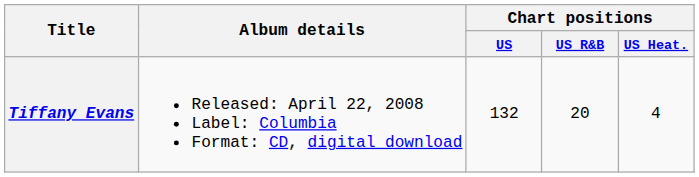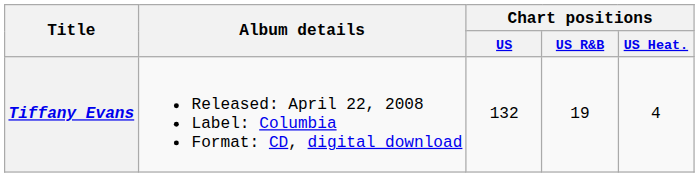(580, 114) 20 -> (580, 114) 19
